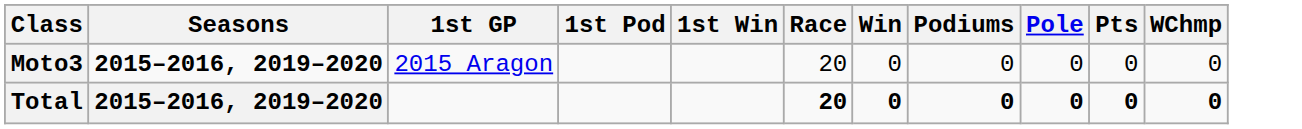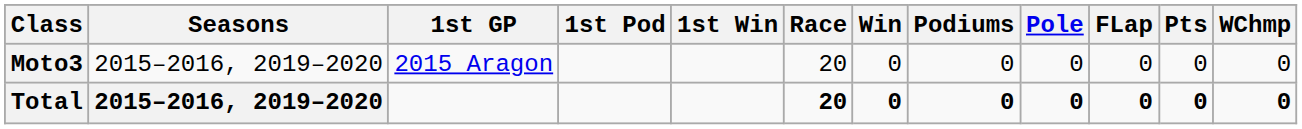+ column: (1124, 25)
(239, 64) bold -> (239, 64) normal
